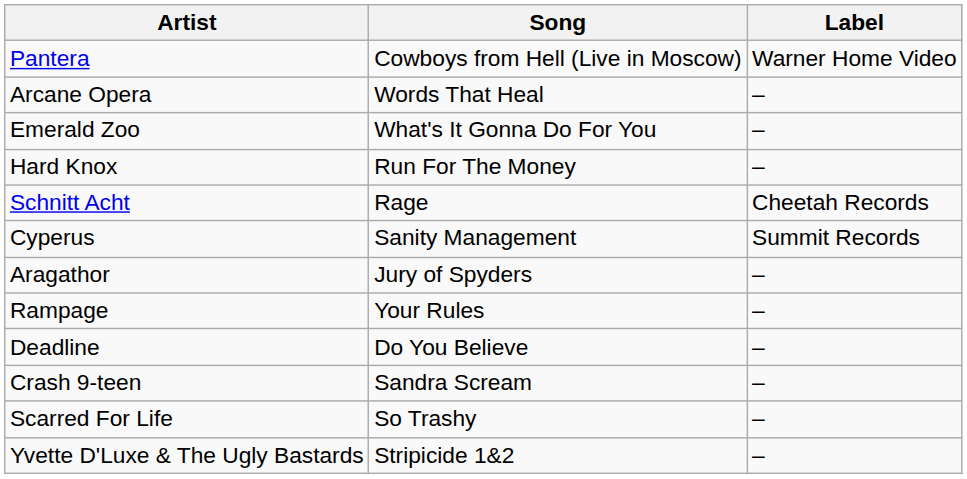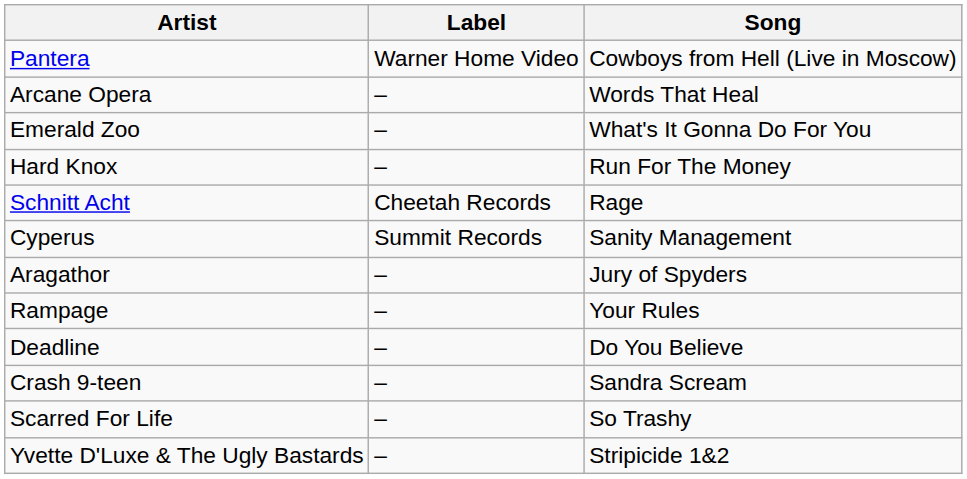columns swapped: (558, 22) <-> (854, 22)
